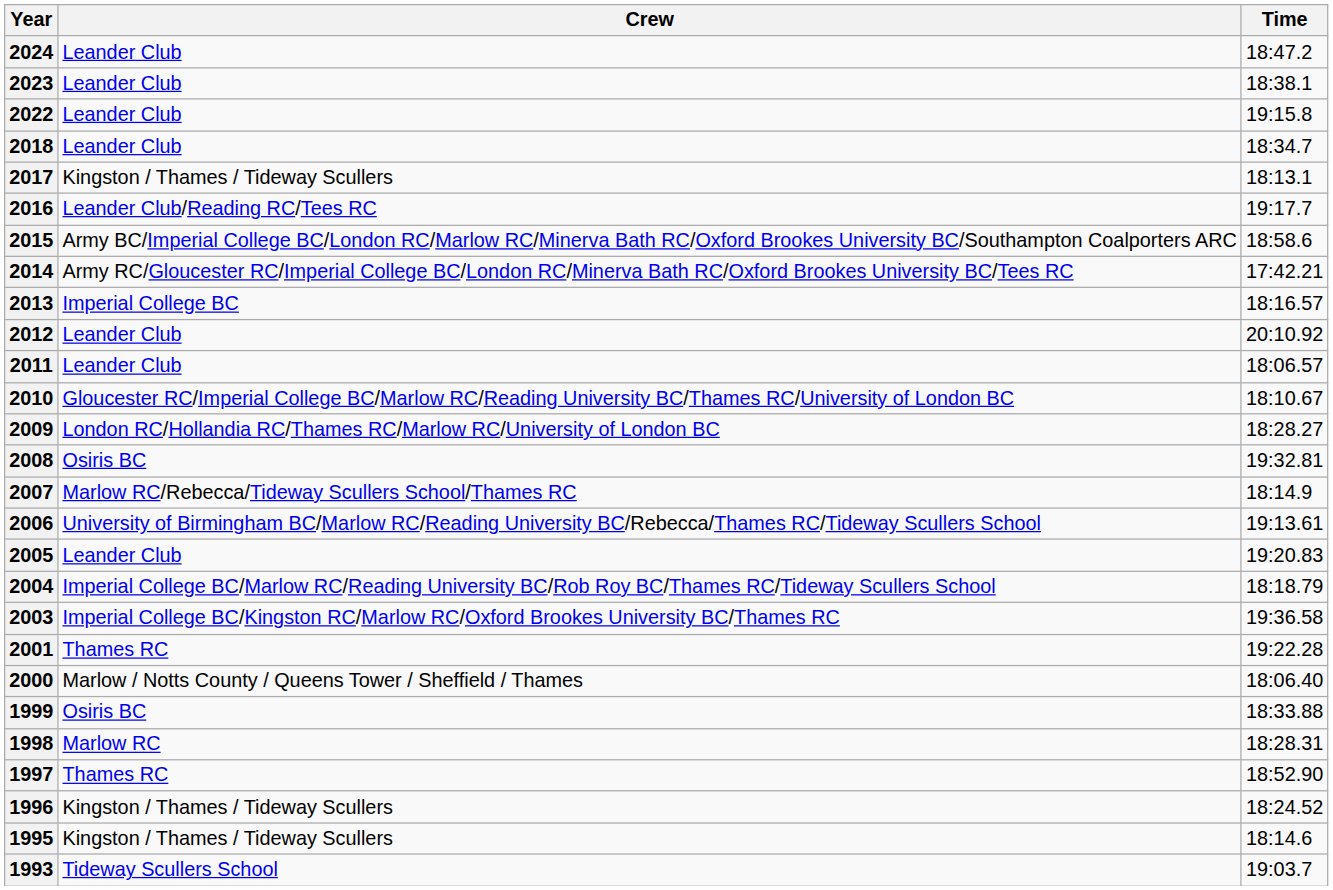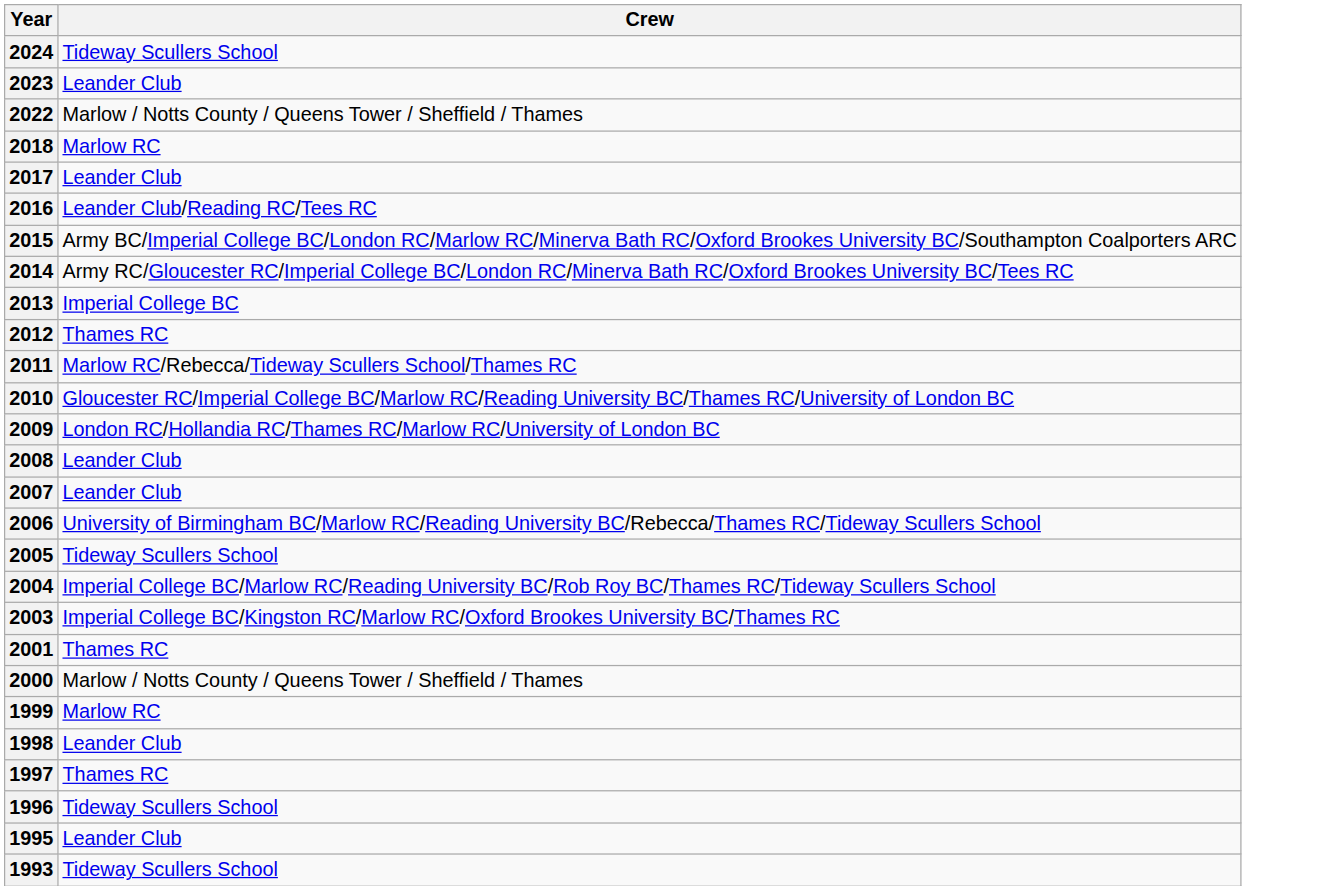- column: (1285, 20)
(122, 51) Leander Club -> (170, 51) Tideway Scullers School
(122, 114) Leander Club -> (323, 114) Marlow / Notts County / Queens Tower / Sheffield / Thames
(122, 146) Leander Club -> (112, 146) Marlow RC
(228, 177) Kingston / Thames / Tideway Scullers -> (122, 177) Leander Club
(122, 334) Leander Club -> (115, 334) Thames RC
(122, 366) Leander Club -> (320, 366) Marlow RC/Rebecca/Tideway Scullers School/Thames RC
(104, 460) Osiris BC -> (122, 460) Leander Club
(320, 492) Marlow RC/Rebecca/Tideway Scullers School/Thames RC -> (122, 492) Leander Club
(122, 555) Leander Club -> (170, 555) Tideway Scullers School
(104, 712) Osiris BC -> (112, 712) Marlow RC
(112, 743) Marlow RC -> (122, 743) Leander Club
(228, 806) Kingston / Thames / Tideway Scullers -> (170, 806) Tideway Scullers School
(228, 838) Kingston / Thames / Tideway Scullers -> (122, 838) Leander Club
